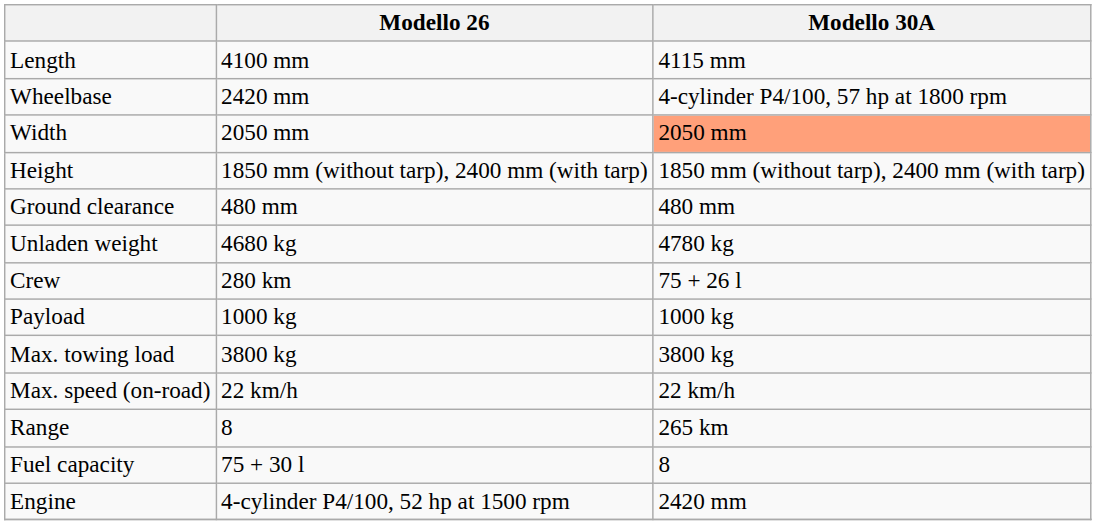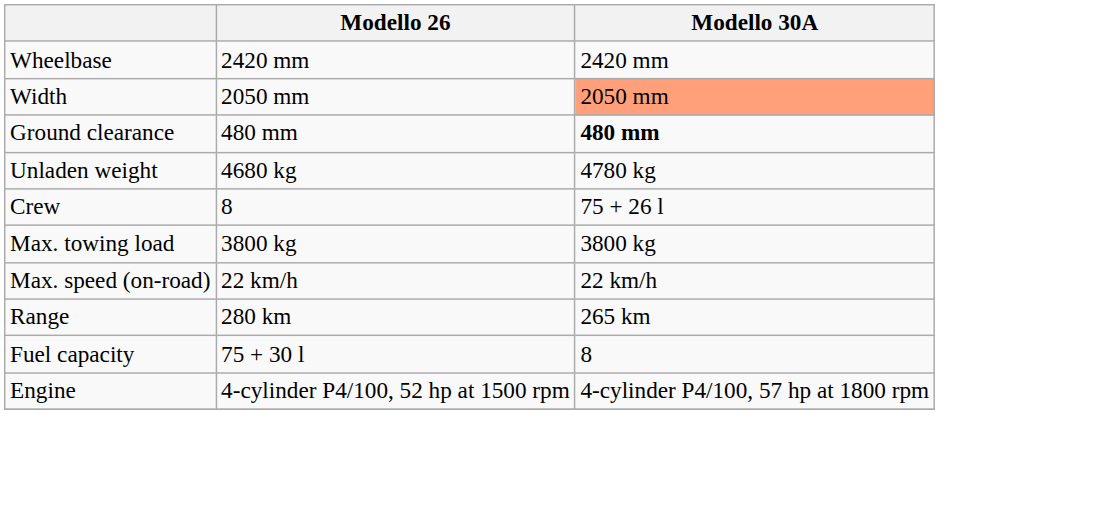- row: (43, 59)
(833, 96) 4-cylinder P4/100, 57 hp at 1800 rpm -> (625, 59) 2420 mm
- row: (42, 170)
(697, 206) normal -> (620, 133) bold
(256, 280) 280 km -> (227, 206) 8
- row: (47, 317)
(227, 427) 8 -> (256, 317) 280 km
(703, 501) 2420 mm -> (755, 390) 4-cylinder P4/100, 57 hp at 1800 rpm
